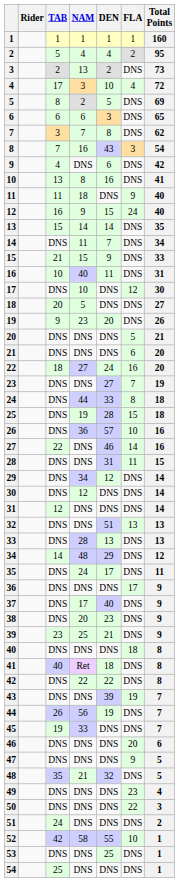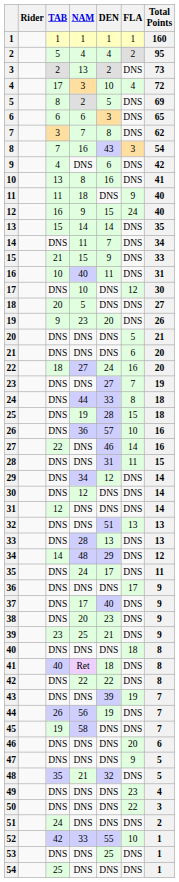(83, 729) 33 -> (83, 729) 58
(83, 839) 58 -> (83, 839) 33
